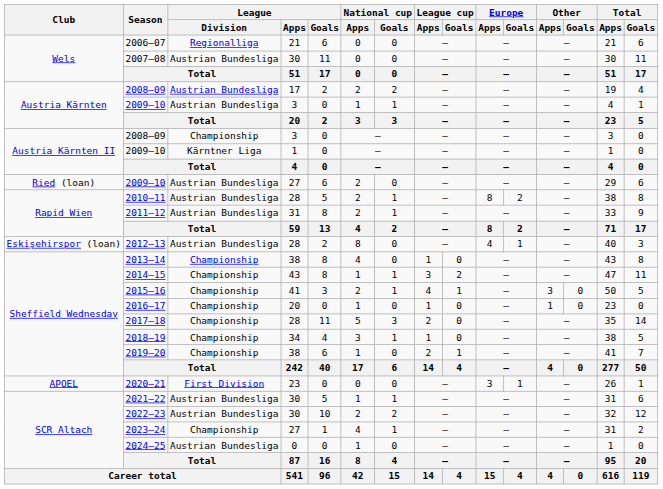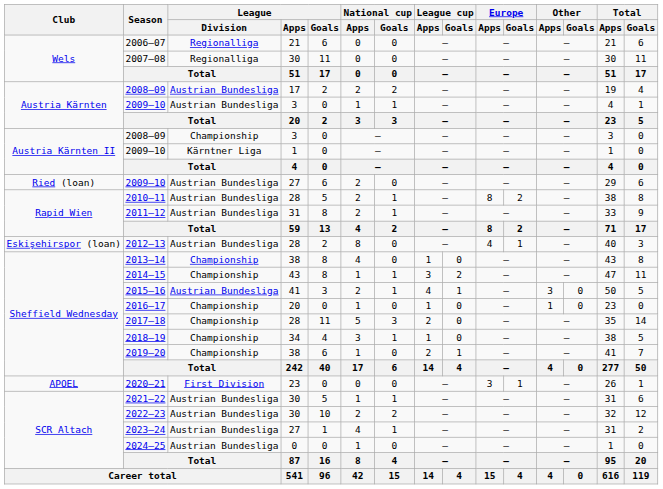(224, 58) Austrian Bundesliga -> (224, 58) Regionalliga
(224, 291) Championship -> (224, 291) Austrian Bundesliga
(224, 430) Championship -> (224, 430) Austrian Bundesliga
